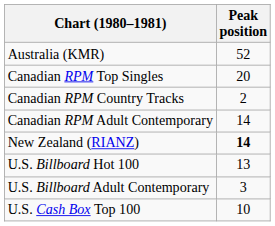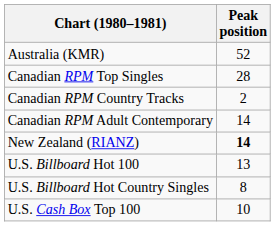(243, 76) 20 -> (243, 76) 28
+ row: (108, 187)
- row: (109, 187)
